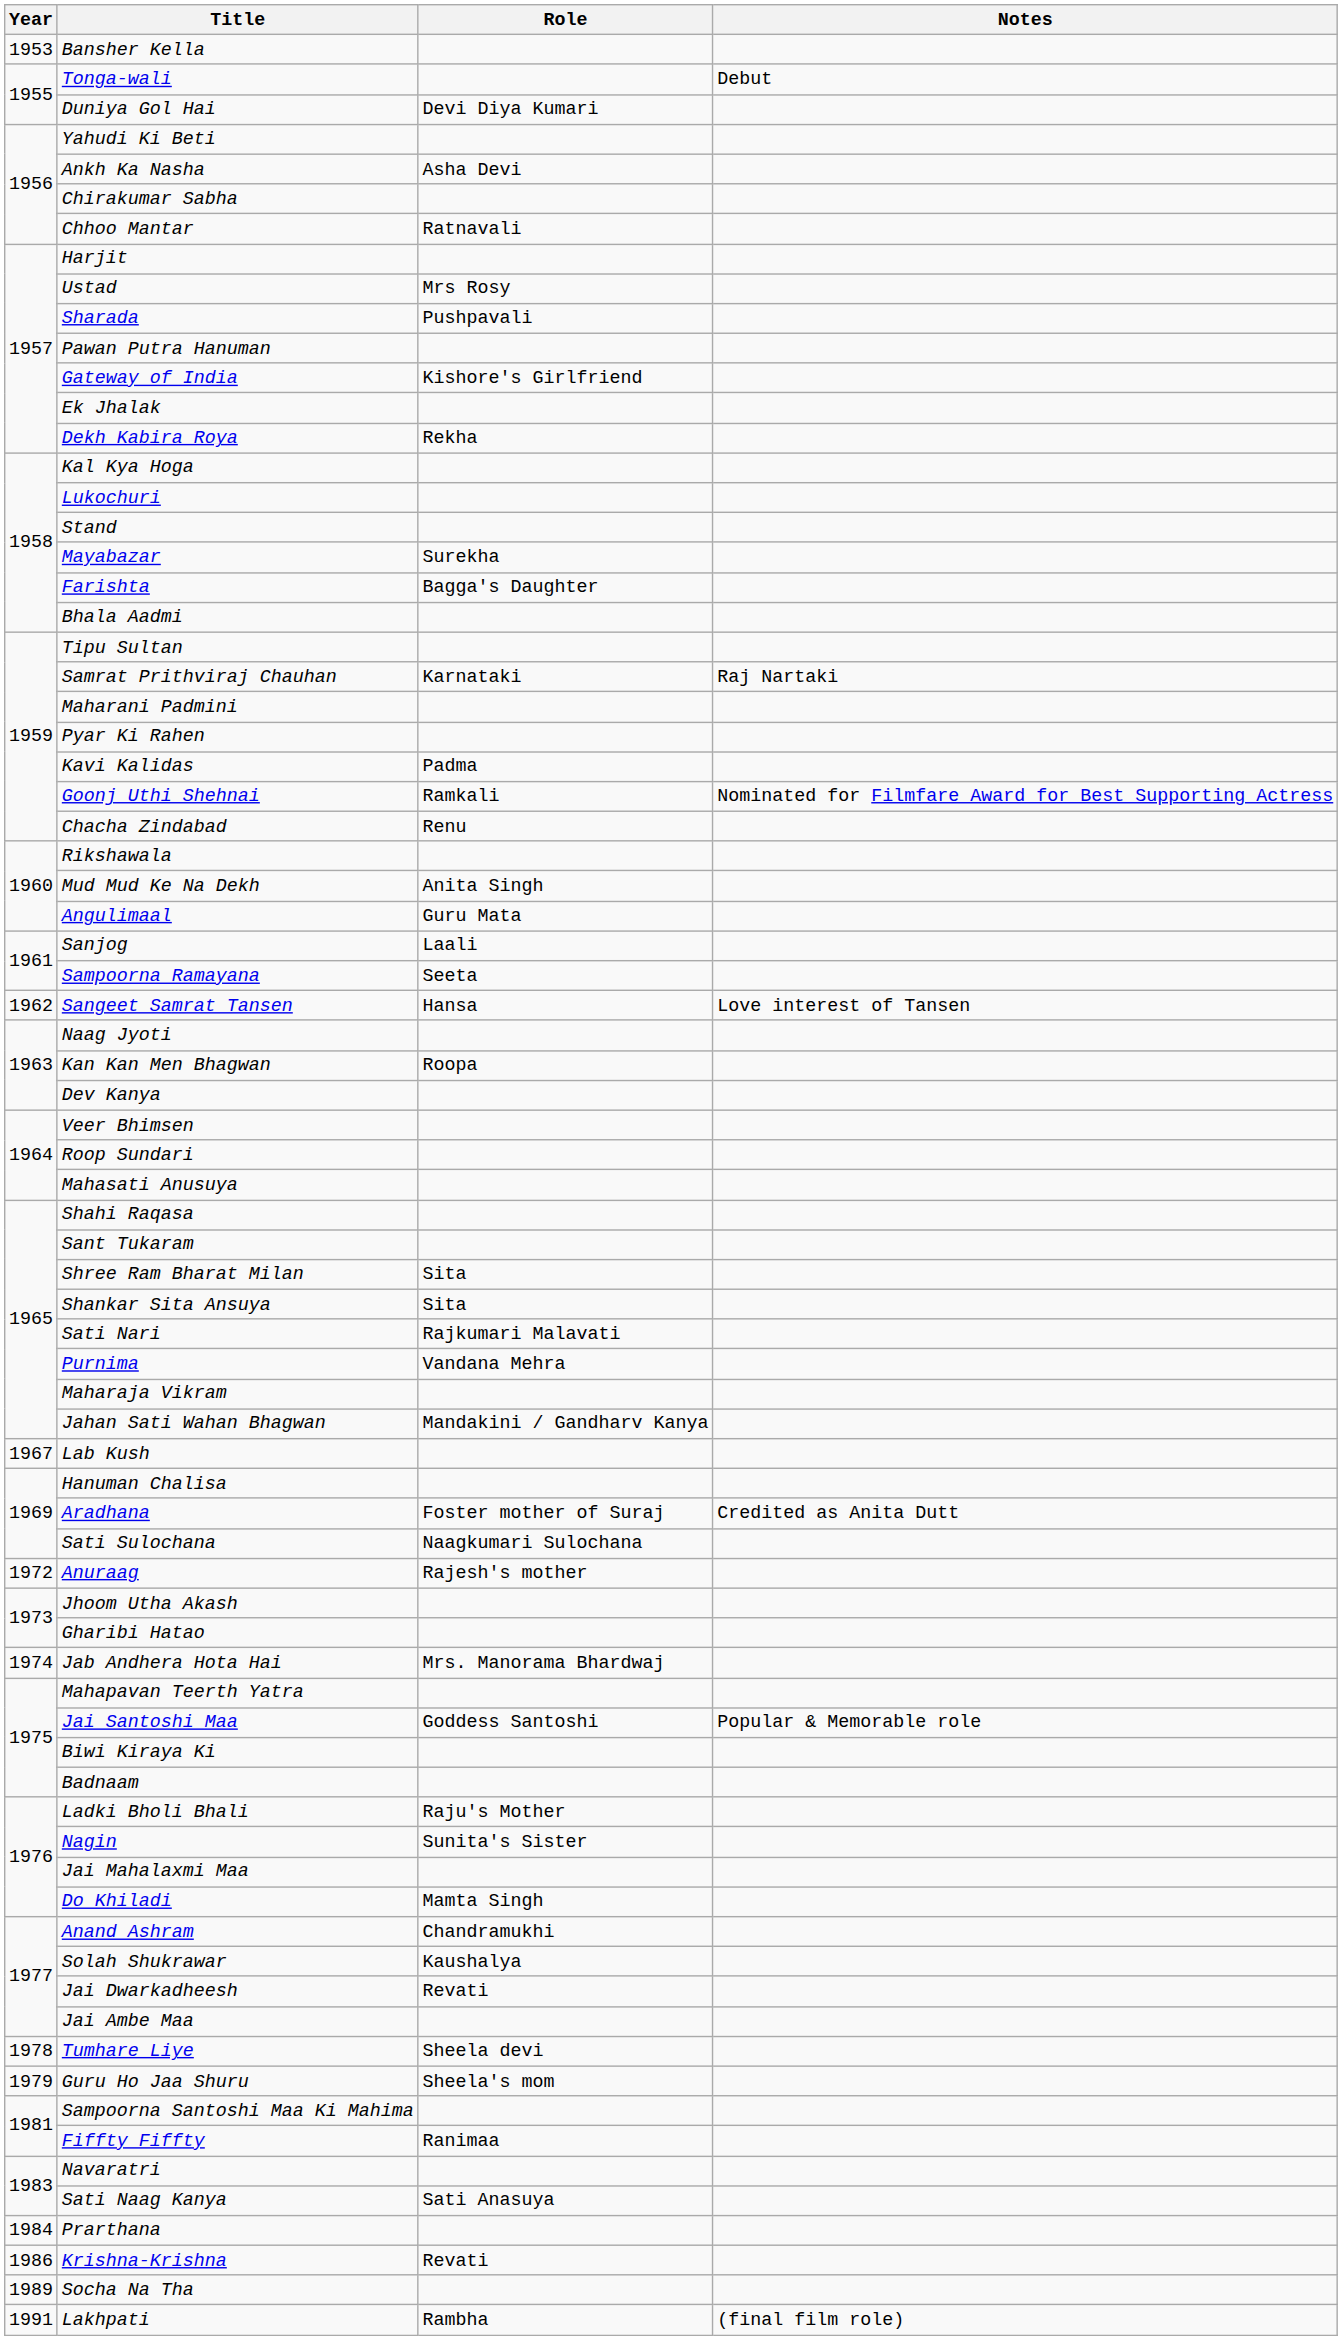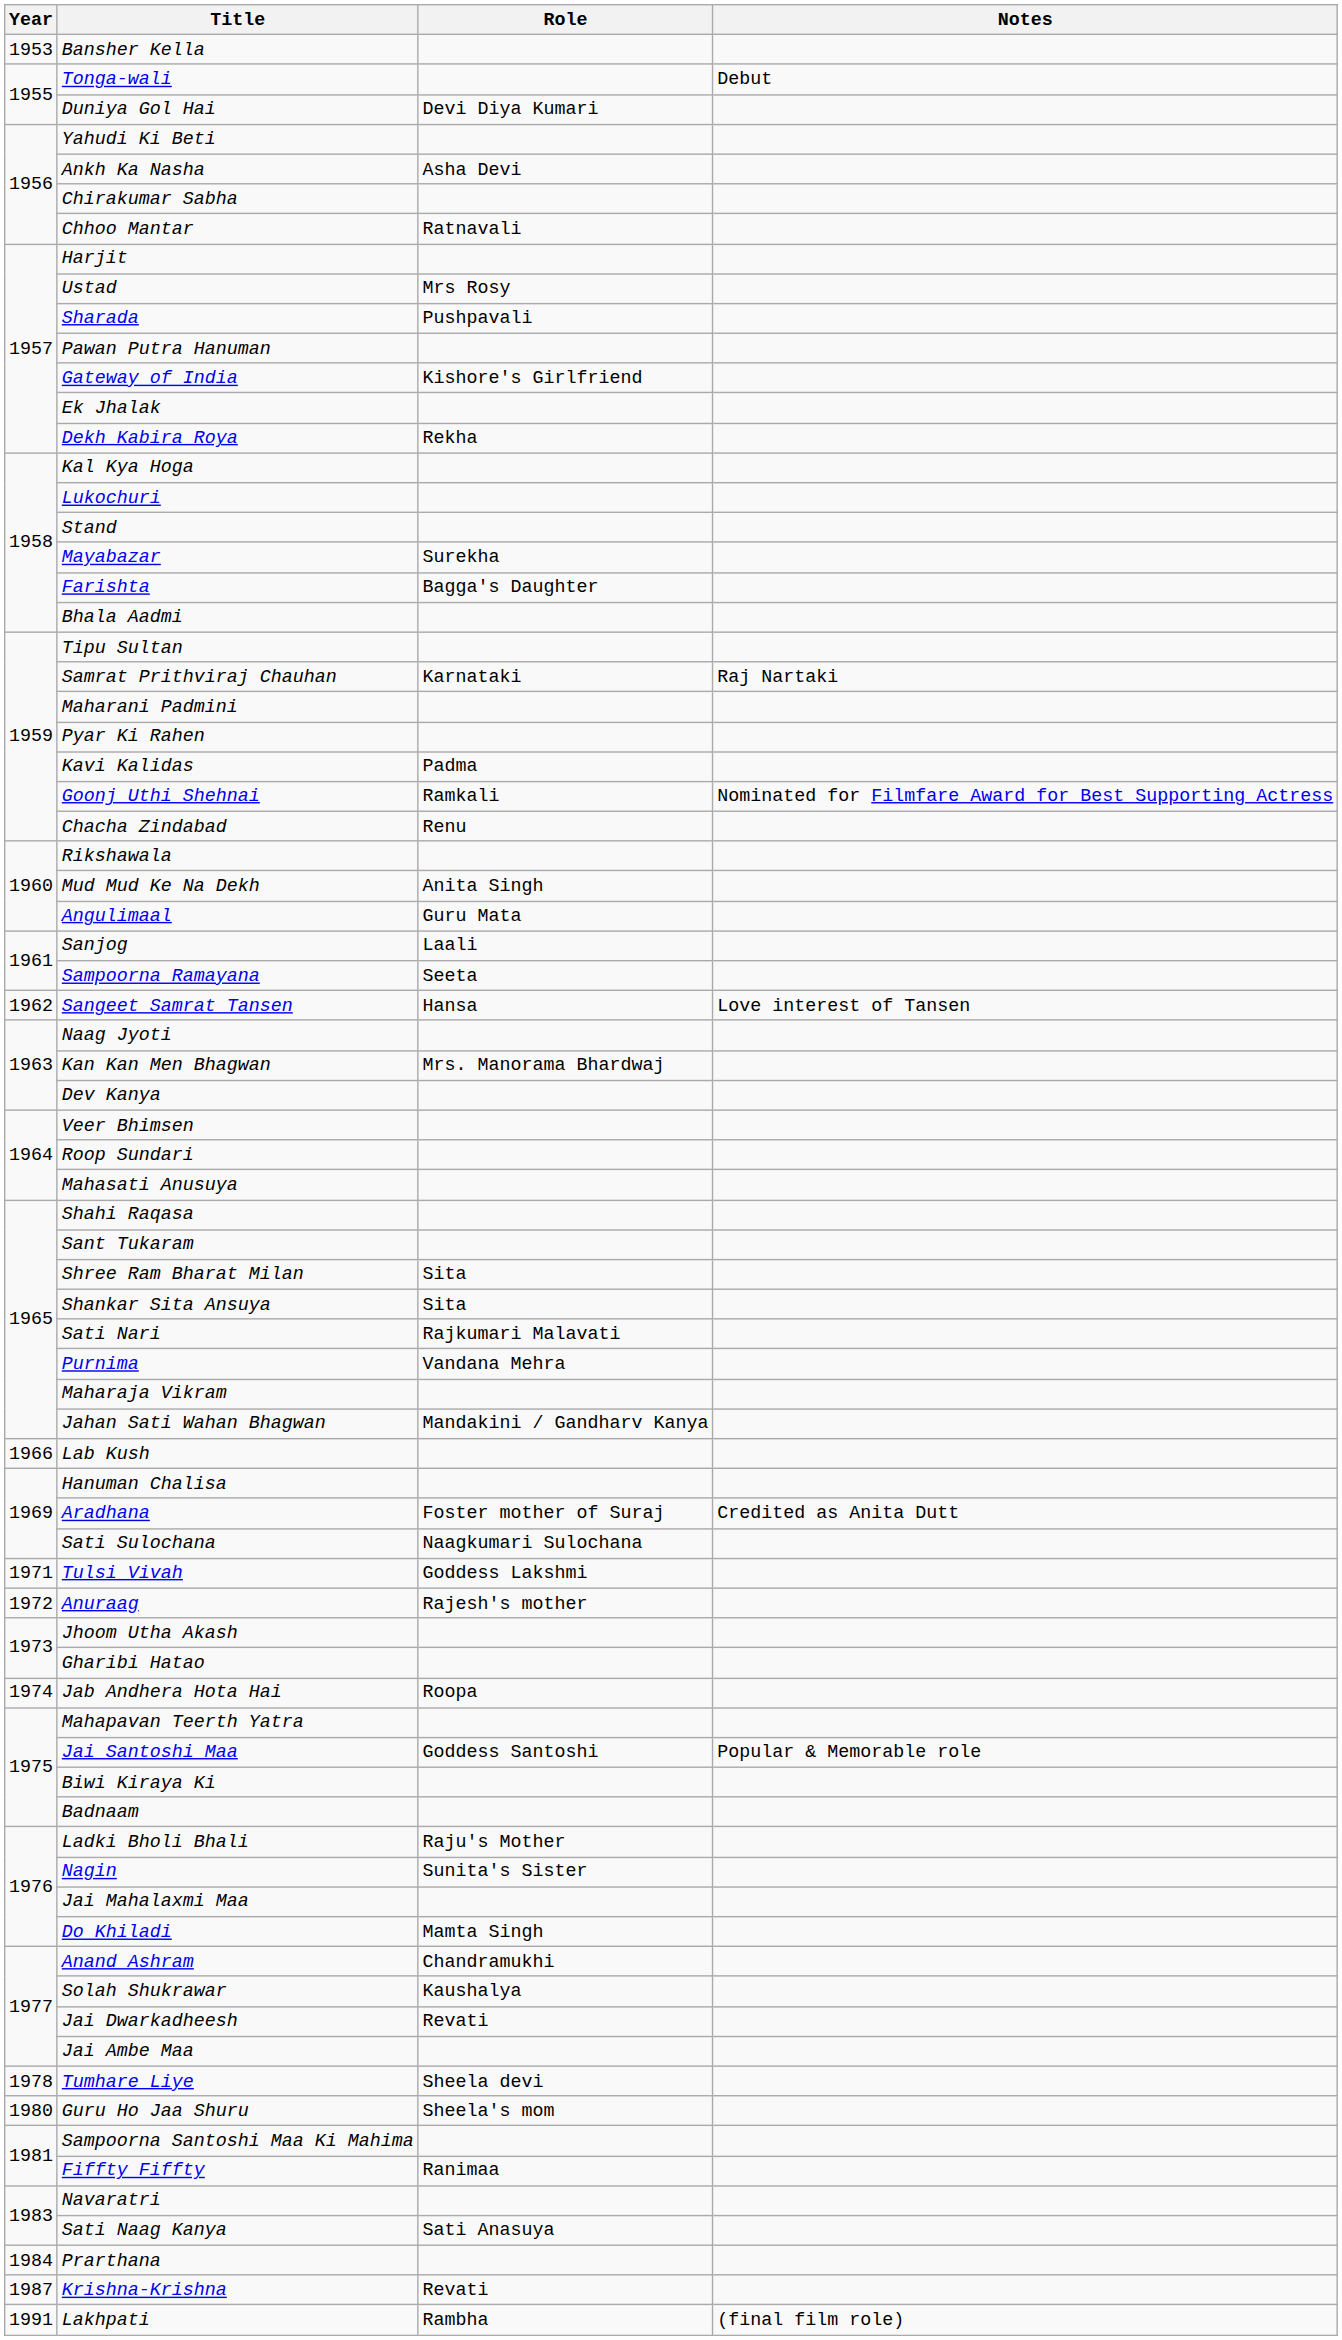(450, 1065) Roopa -> (544, 1065) Mrs. Manorama Bhardwaj
(31, 1454) 1967 -> (31, 1454) 1966
+ row: (122, 1573)
(544, 1663) Mrs. Manorama Bhardwaj -> (450, 1693) Roopa
(31, 2081) 1979 -> (31, 2111) 1980
(31, 2260) 1986 -> (31, 2290) 1987
- row: (128, 2290)
